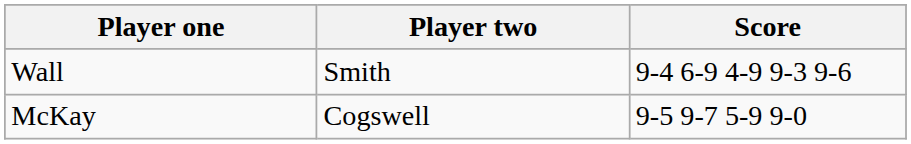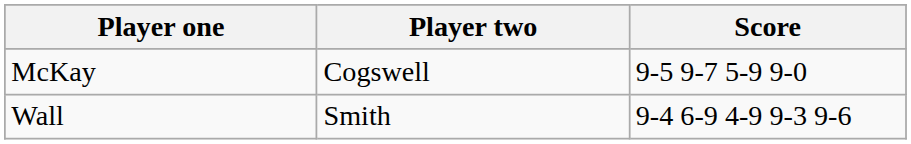rows swapped: (54, 116) <-> (38, 71)
